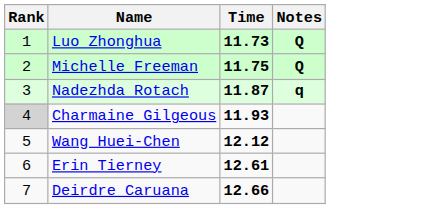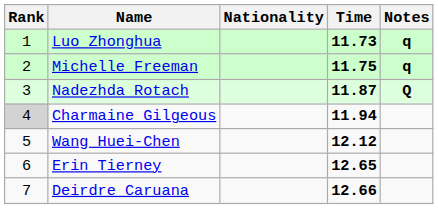+ column: (274, 17)
(299, 42) Q -> (407, 42) q
(299, 67) Q -> (407, 67) q
(299, 91) q -> (407, 91) Q
(246, 116) 11.93 -> (354, 116) 11.94
(246, 166) 12.61 -> (354, 166) 12.65
